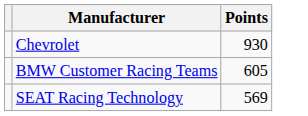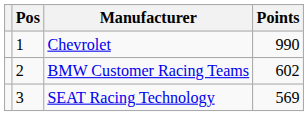+ column: (28, 17)
(256, 44) 930 -> (287, 44) 990
(256, 71) 605 -> (287, 71) 602
